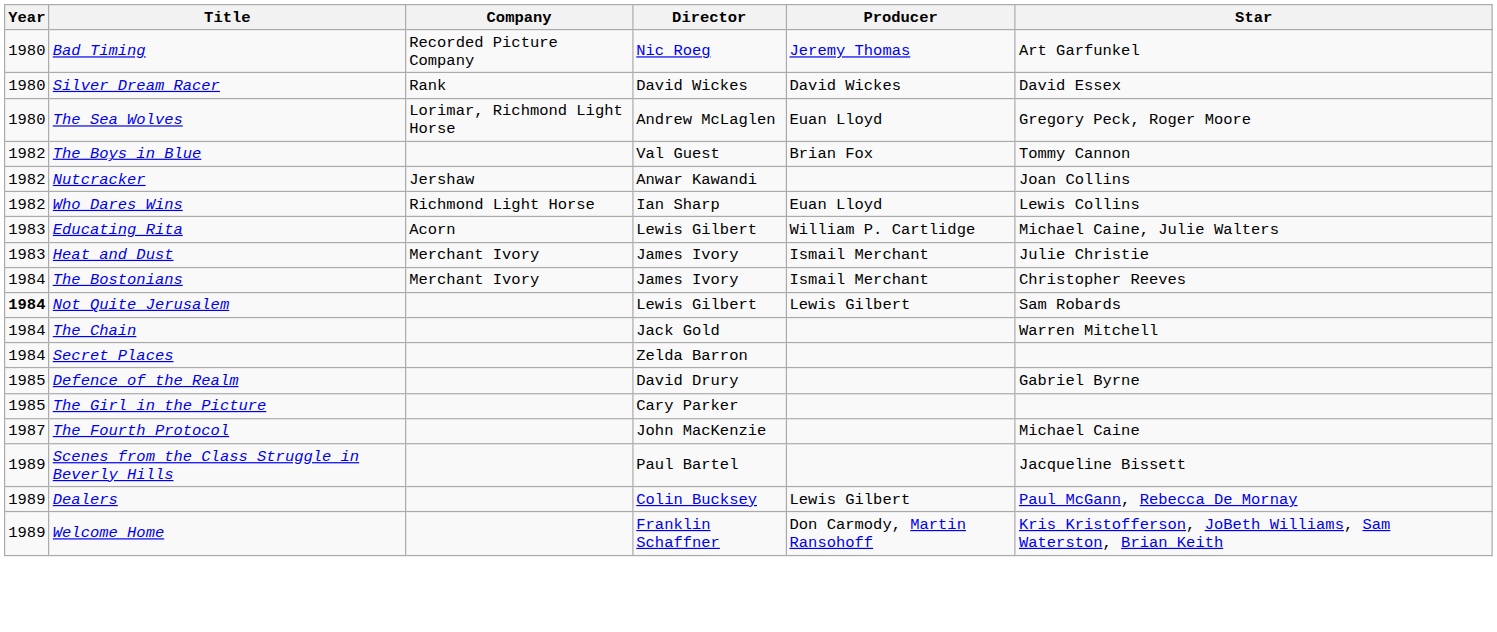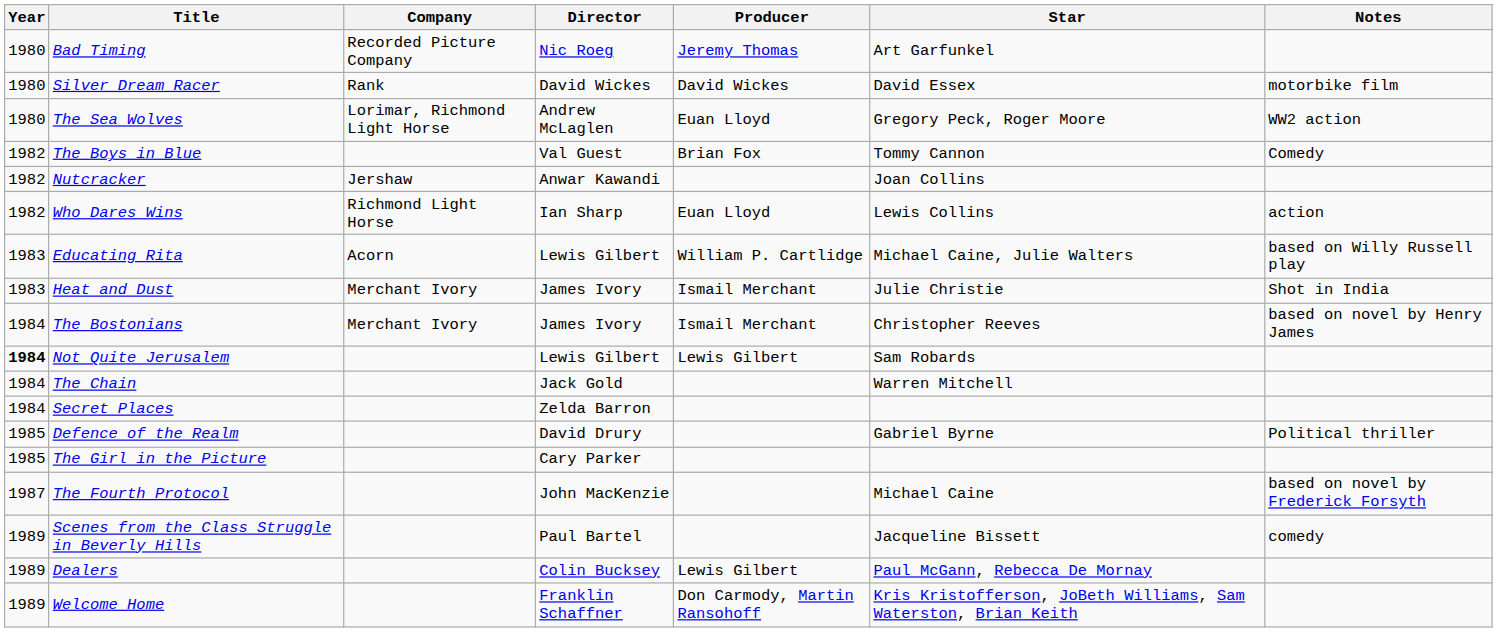+ column: (1378, 17)
